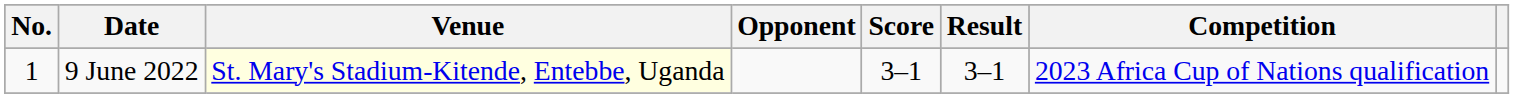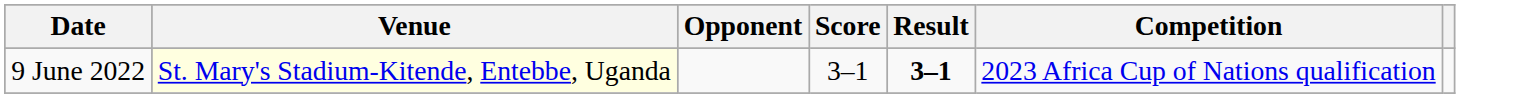- column: (32, 26)
(984, 70) normal -> (931, 70) bold
